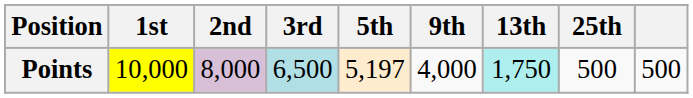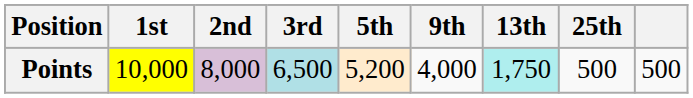(375, 69) 5,197 -> (375, 69) 5,200
